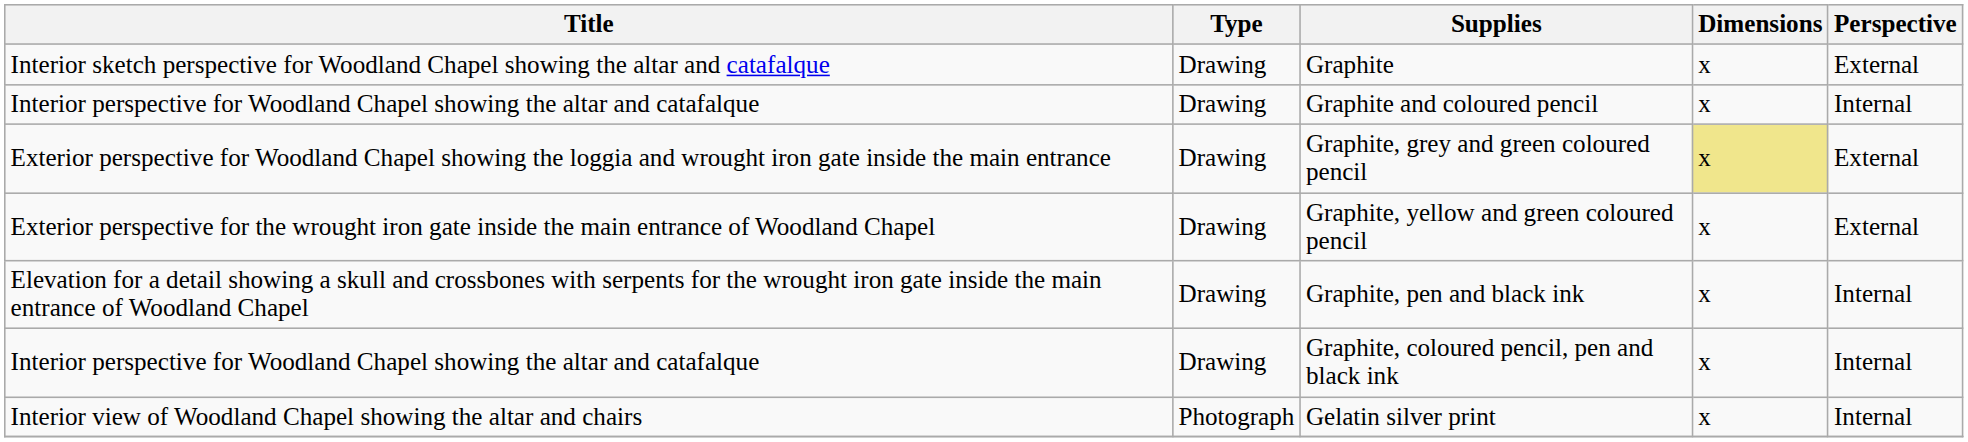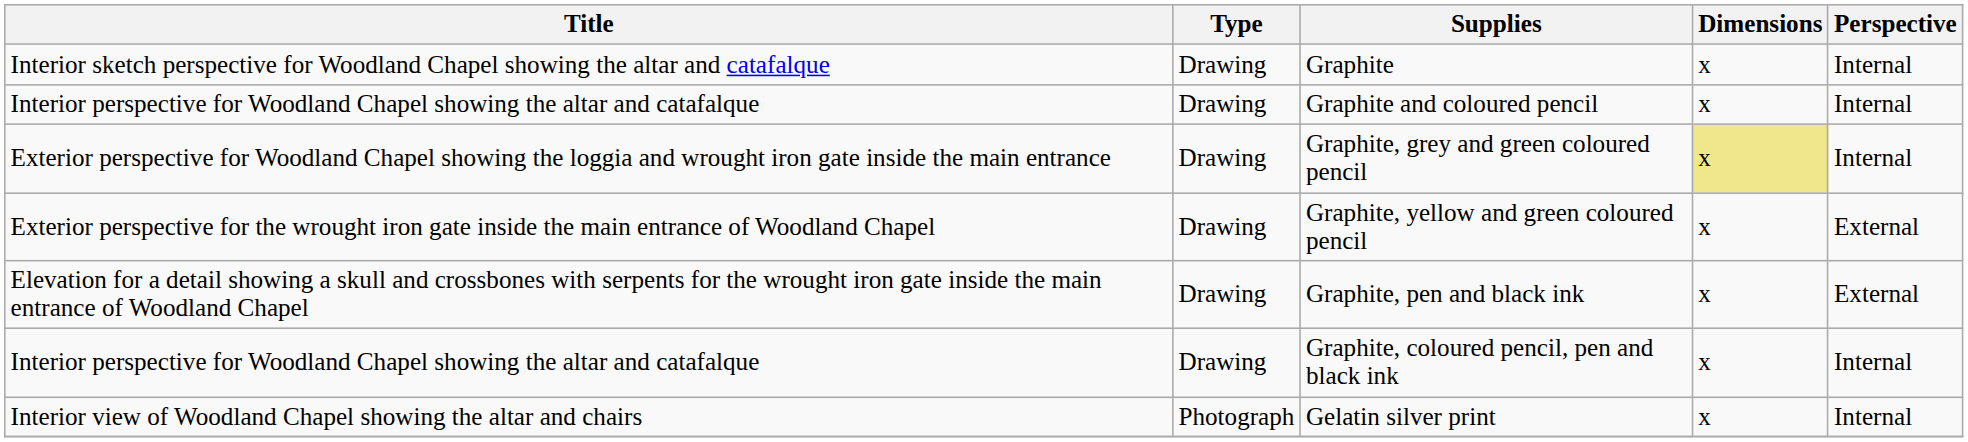(1877, 64) External -> (1873, 64) Internal
(1877, 158) External -> (1873, 158) Internal
(1873, 294) Internal -> (1877, 294) External
